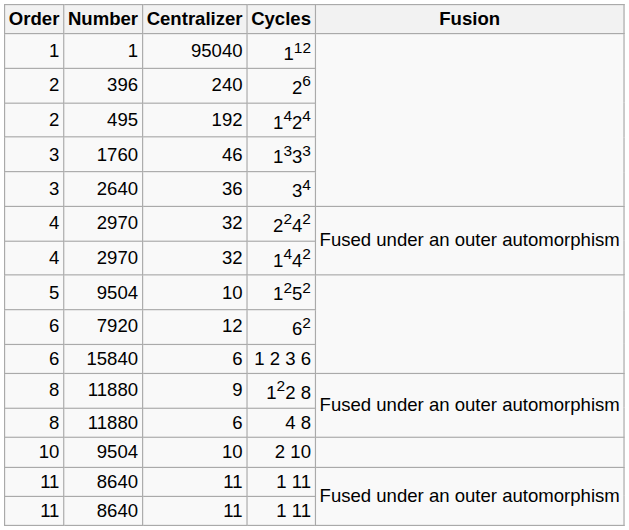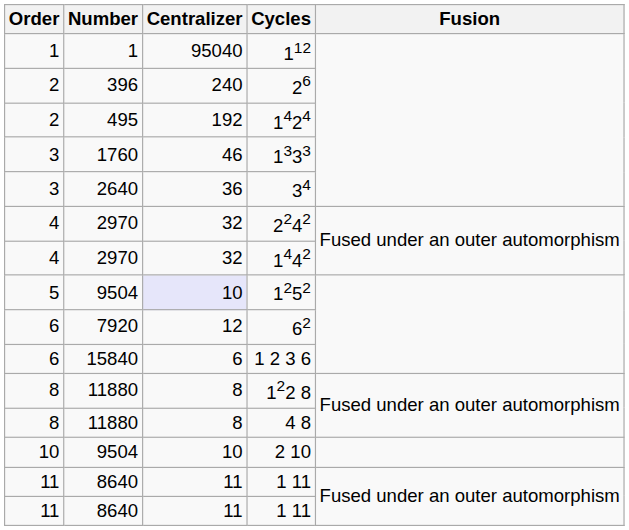(232, 292) no background -> (232, 292) lavender background
(237, 390) 9 -> (237, 390) 8
(237, 422) 6 -> (237, 422) 8
